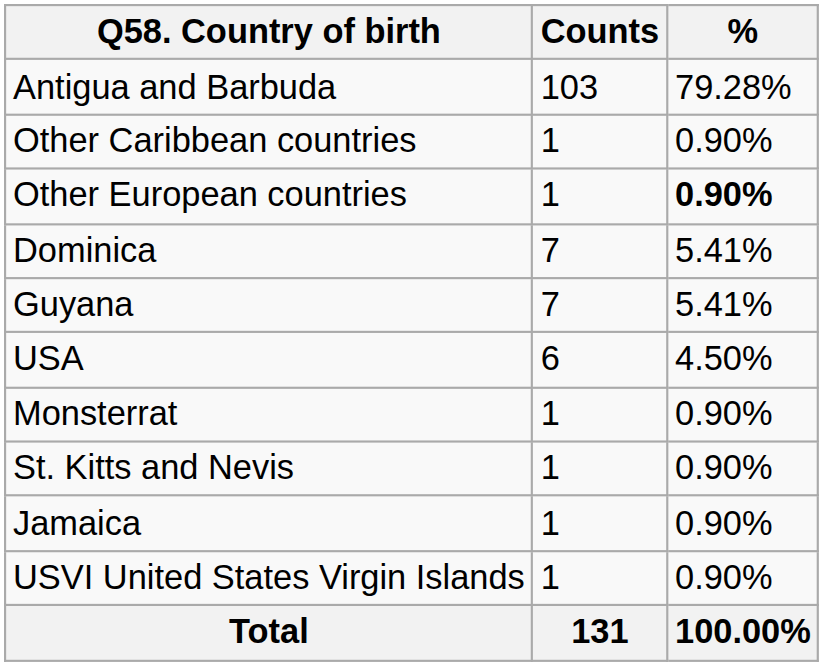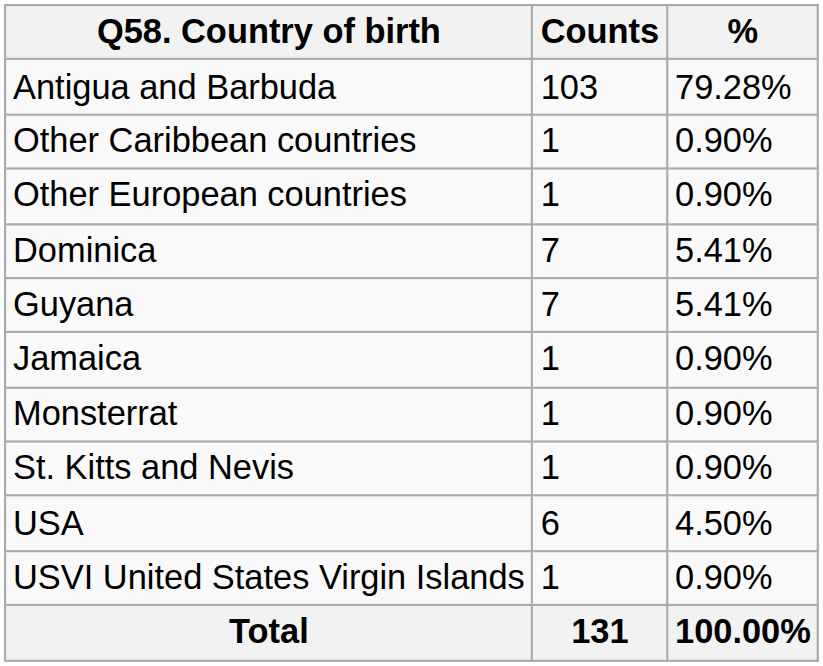(724, 195) bold -> (724, 195) normal
rows swapped: (77, 522) <-> (48, 359)
